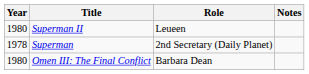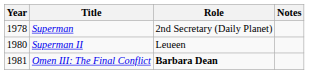rows swapped: (53, 45) <-> (57, 28)
(17, 61) 1980 -> (17, 61) 1981
(184, 61) normal -> (187, 61) bold
